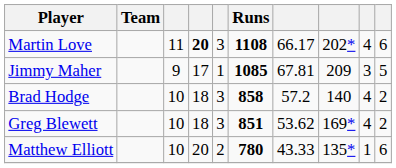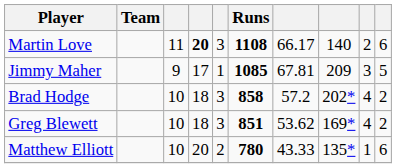(339, 44) 202* -> (339, 44) 140
(367, 44) 4 -> (367, 44) 2
(339, 96) 140 -> (339, 96) 202*
